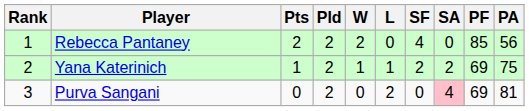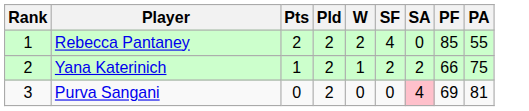- column: (390, 18)
(509, 43) 56 -> (479, 43) 55
(479, 68) 69 -> (449, 68) 66
